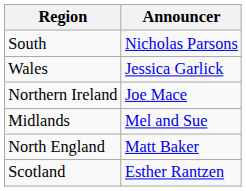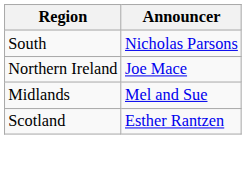- row: (28, 69)
- row: (57, 146)
